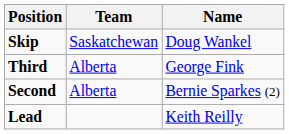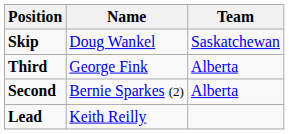columns swapped: (223, 16) <-> (114, 16)
